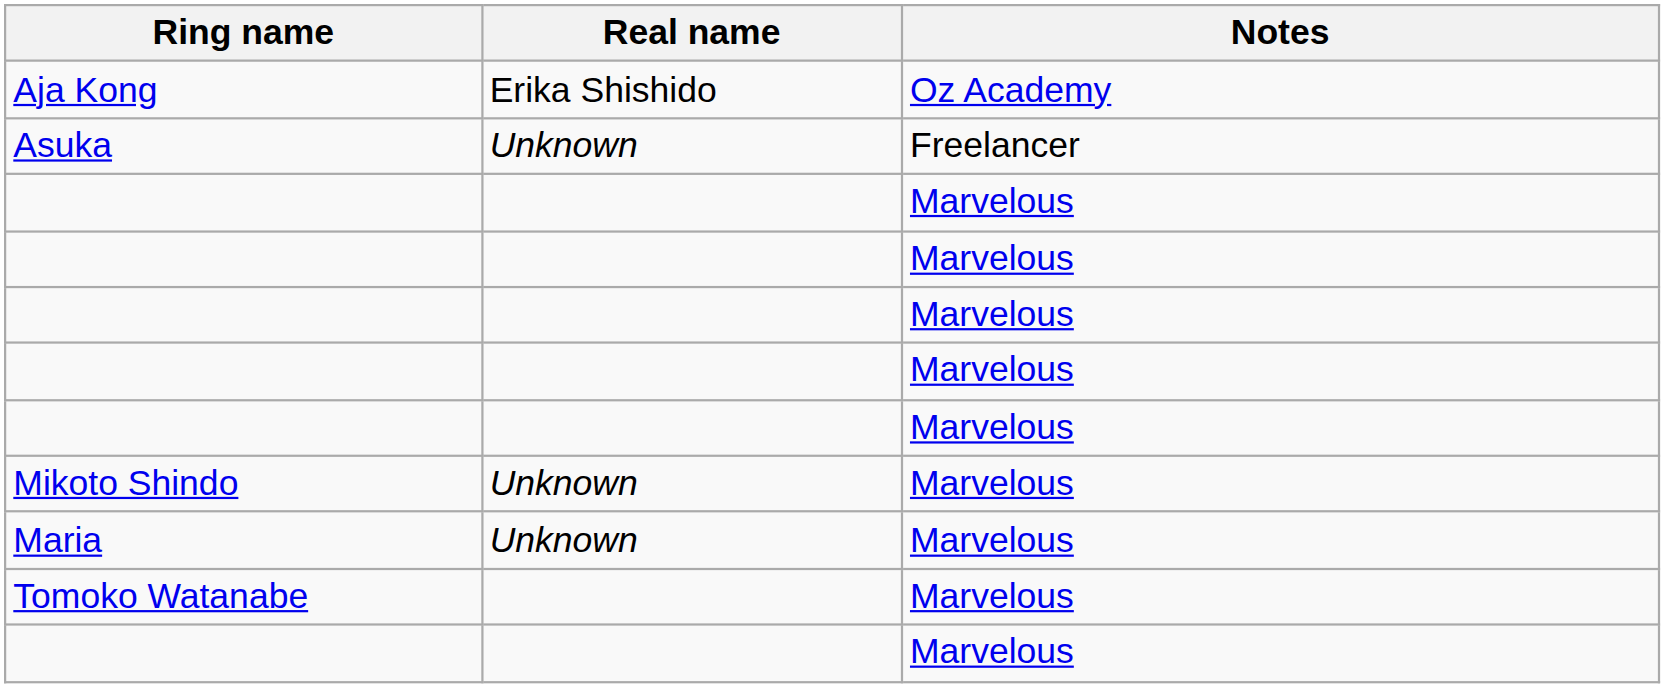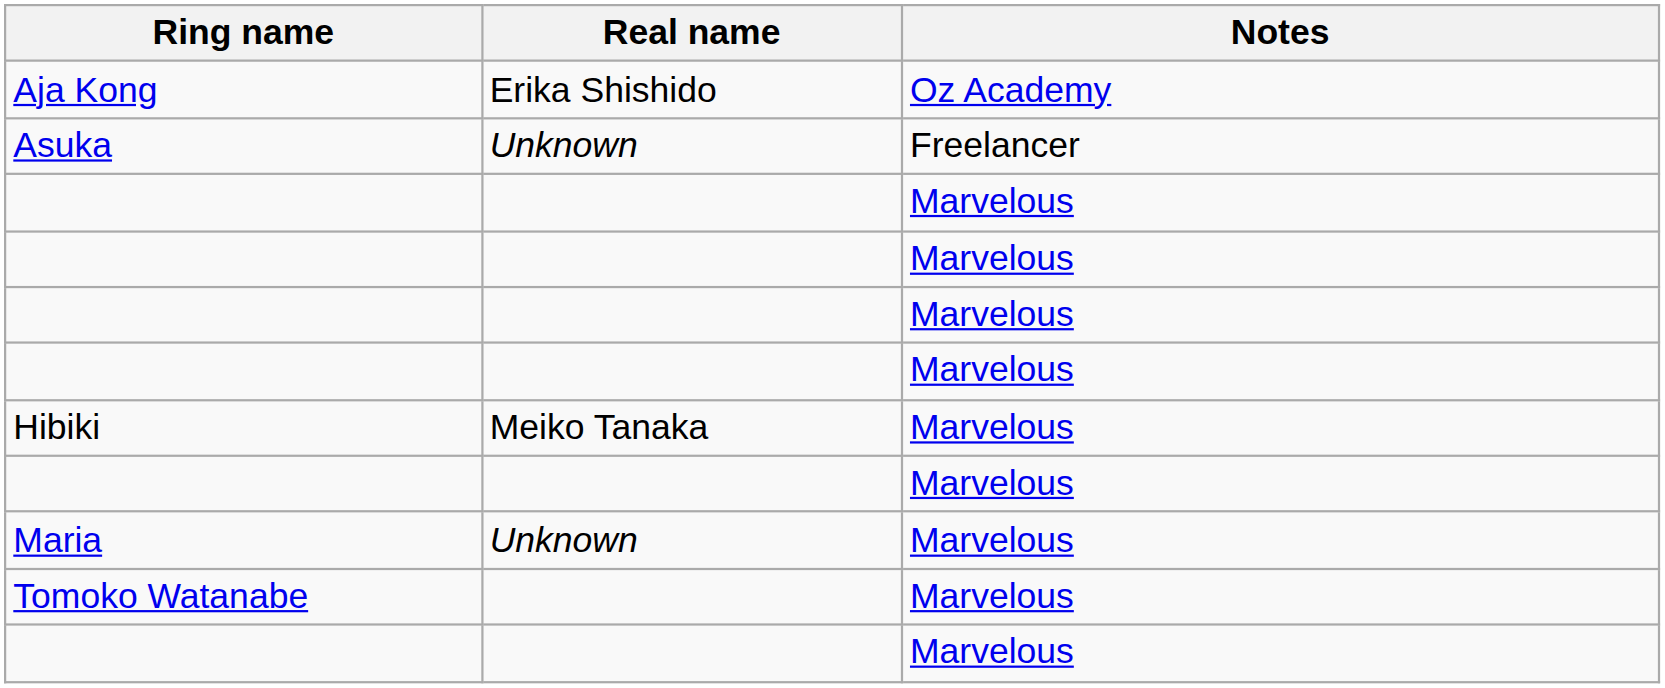+ row: (57, 426)
- row: (126, 483)
